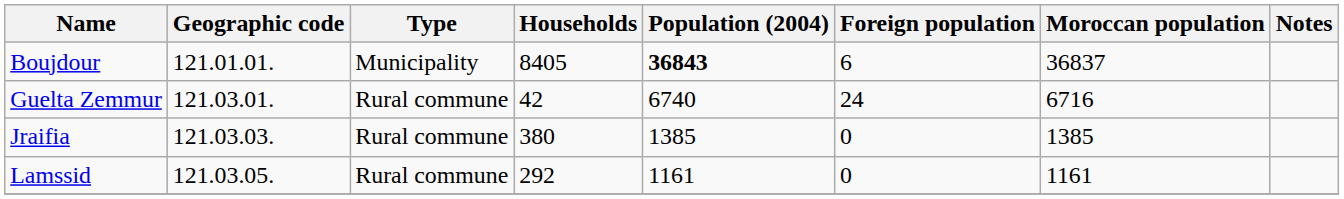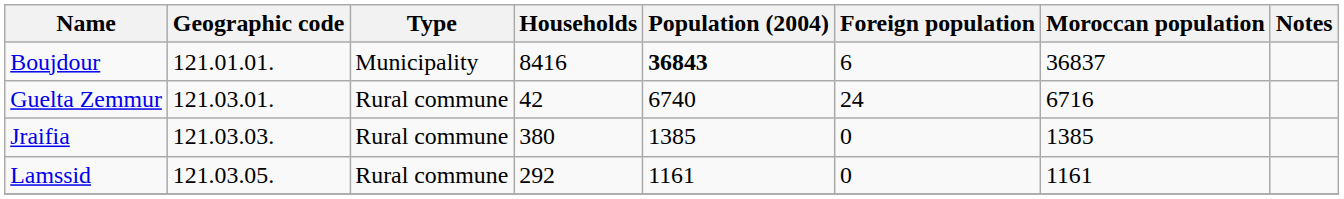(543, 61) 8405 -> (543, 61) 8416
